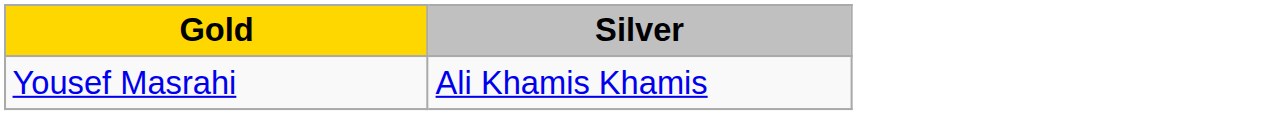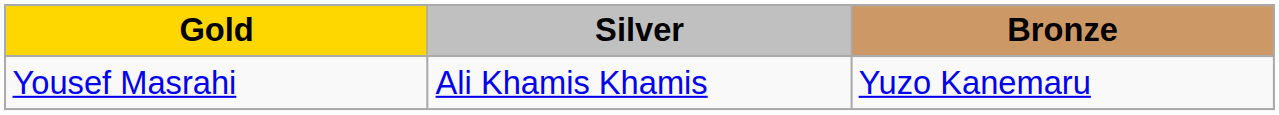+ column: (1063, 30)
